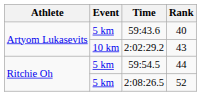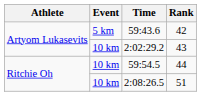(181, 30) 40 -> (181, 30) 42
(103, 65) 5 km -> (106, 65) 10 km
(103, 82) 5 km -> (106, 82) 10 km
(181, 82) 52 -> (181, 82) 51
